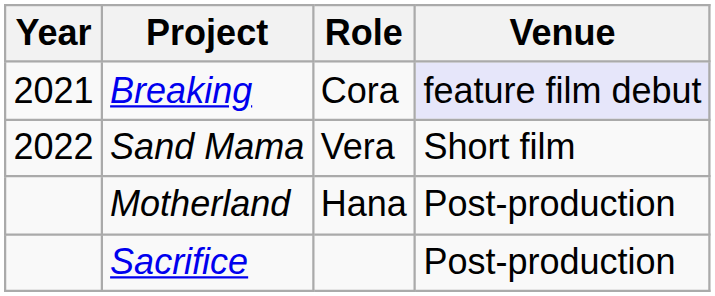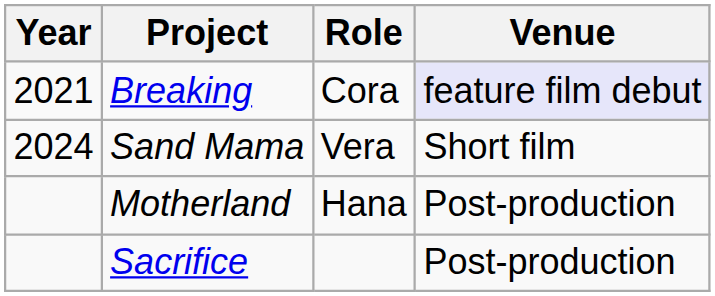(53, 147) 2022 -> (53, 147) 2024
